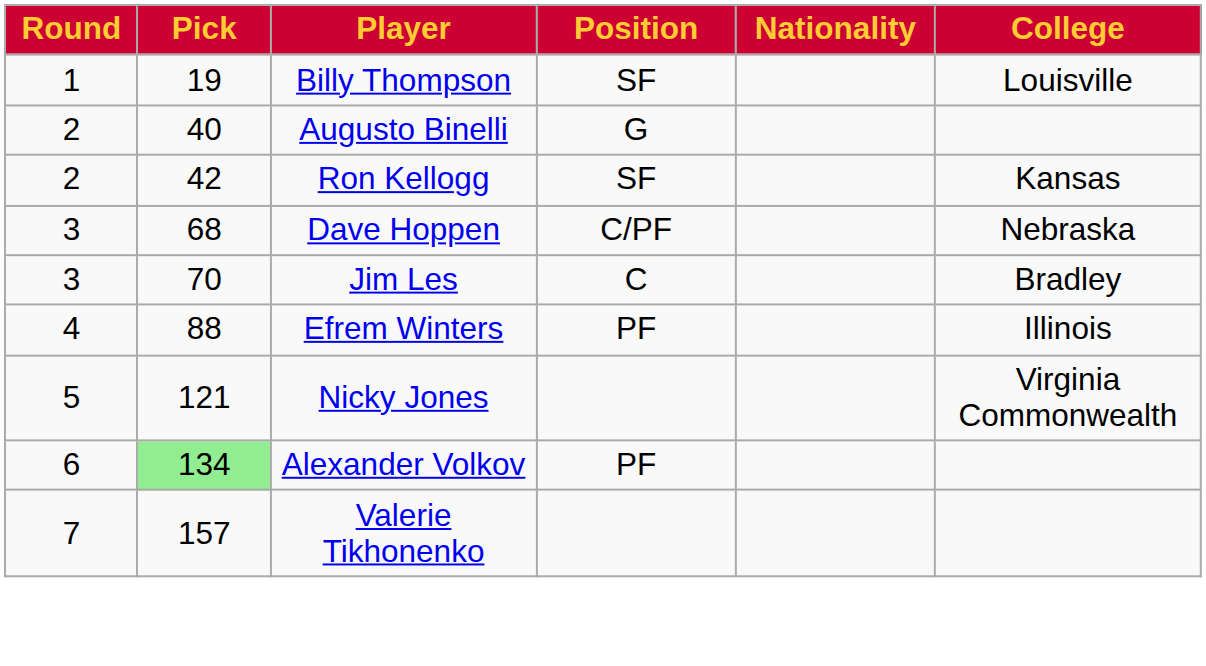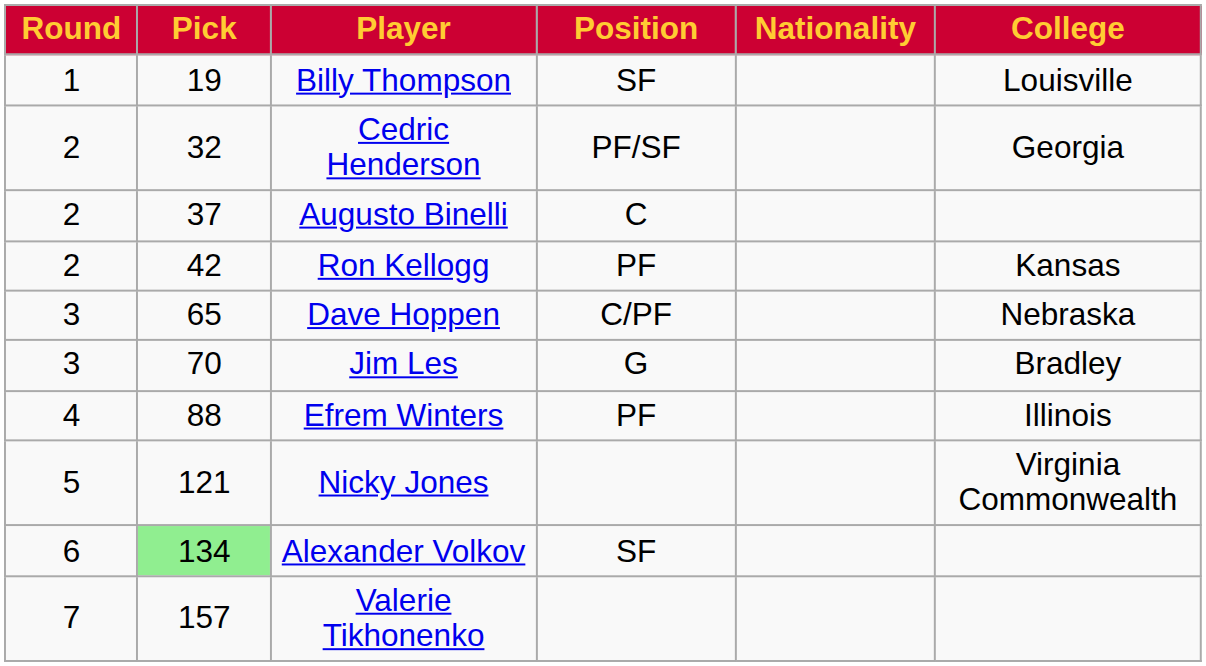+ row: (404, 147)
(204, 129) 40 -> (204, 214) 37
(636, 129) G -> (636, 214) C
(636, 179) SF -> (636, 264) PF
(204, 229) 68 -> (204, 314) 65
(636, 279) C -> (636, 364) G
(636, 464) PF -> (636, 550) SF
